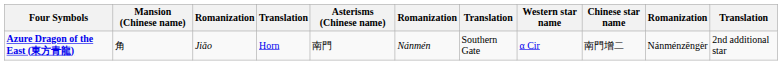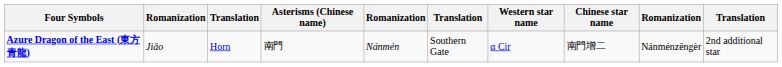- column: (153, 17)
